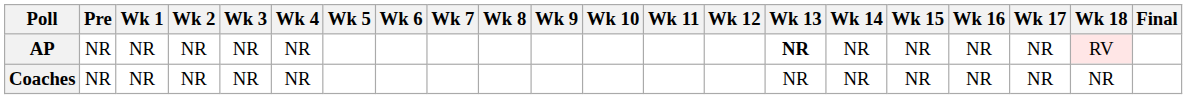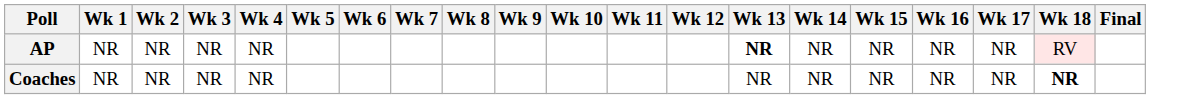- column: (98, 19)
(1101, 78) normal -> (1065, 78) bold
